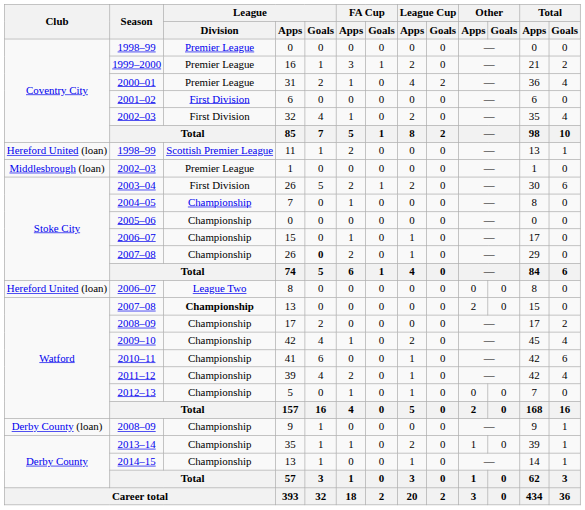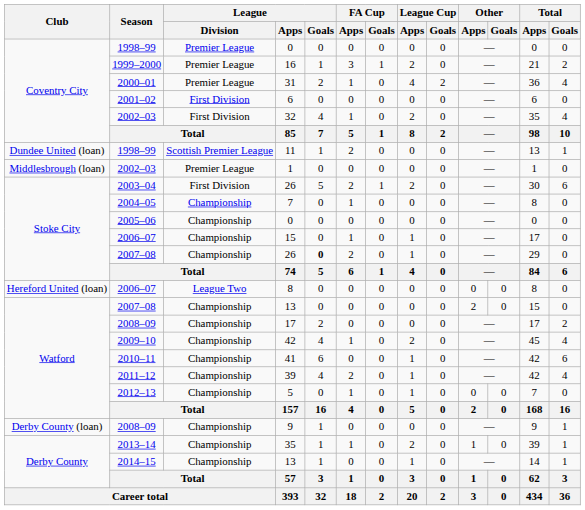(57, 151) Hereford United (loan) -> (57, 151) Dundee United (loan)
(220, 306) bold -> (220, 306) normal
